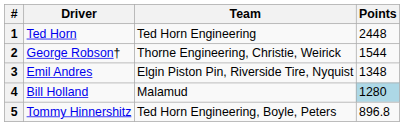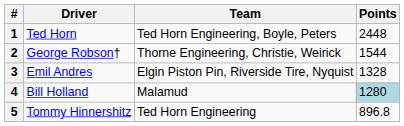(197, 33) Ted Horn Engineering -> (237, 33) Ted Horn Engineering, Boyle, Peters
(373, 72) 1348 -> (373, 72) 1328
(237, 111) Ted Horn Engineering, Boyle, Peters -> (197, 111) Ted Horn Engineering
